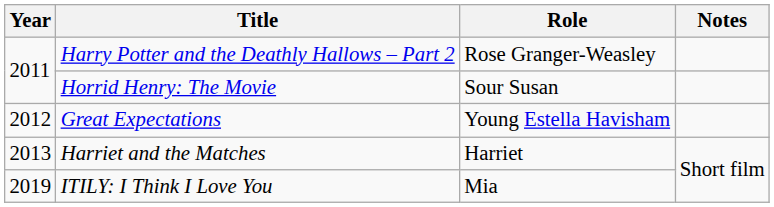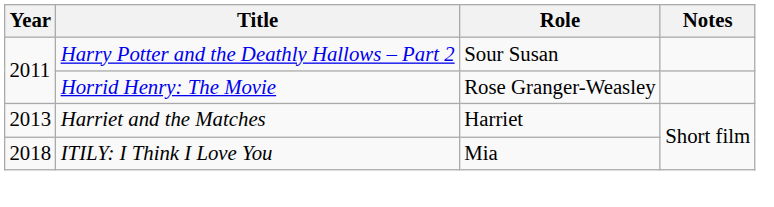(560, 53) Rose Granger-Weasley -> (511, 53) Sour Susan
(511, 86) Sour Susan -> (560, 86) Rose Granger-Weasley
- row: (141, 119)
(30, 185) 2019 -> (30, 152) 2018
